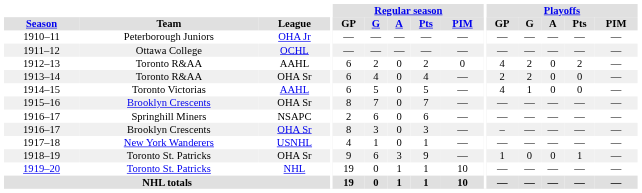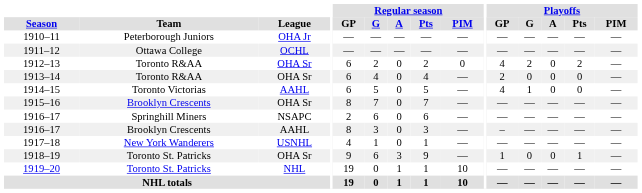(294, 63) AAHL -> (294, 63) OHA Sr
(530, 76) 2 -> (530, 76) 0
(294, 129) OHA Sr -> (294, 129) AAHL
